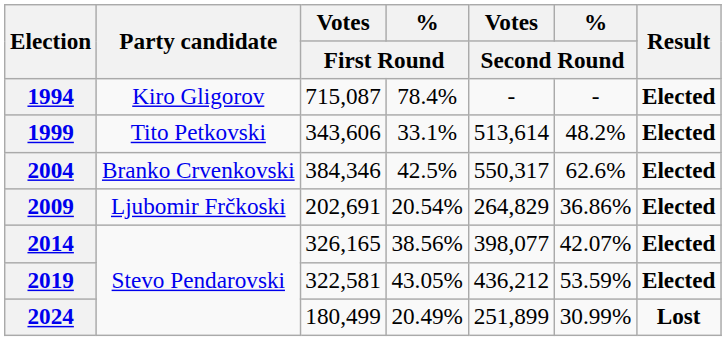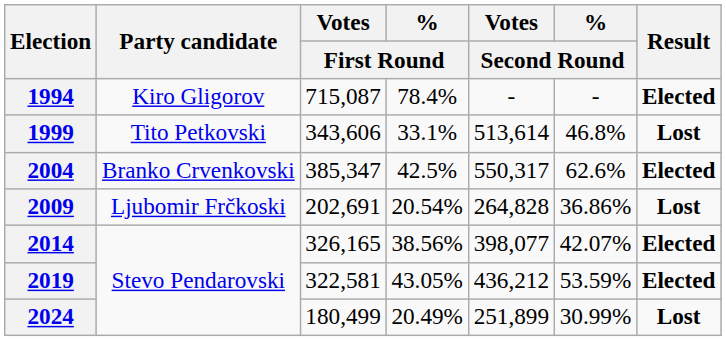(595, 133) 48.2% -> (595, 133) 46.8%
(679, 133) Elected -> (679, 133) Lost
(343, 170) 384,346 -> (343, 170) 385,347
(511, 206) 264,829 -> (511, 206) 264,828
(679, 206) Elected -> (679, 206) Lost
